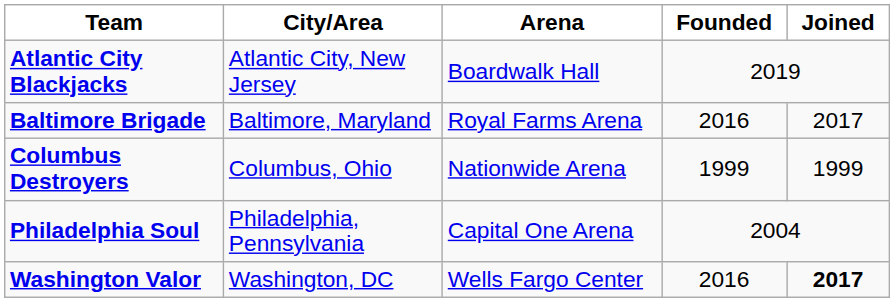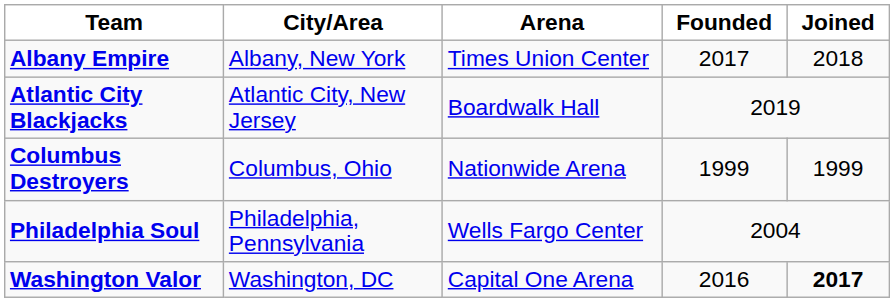+ row: (89, 58)
- row: (108, 120)
(541, 230) Capital One Arena -> (545, 230) Wells Fargo Center
(545, 279) Wells Fargo Center -> (541, 279) Capital One Arena
